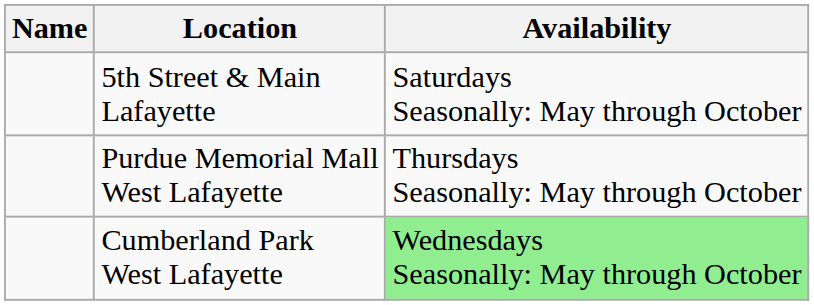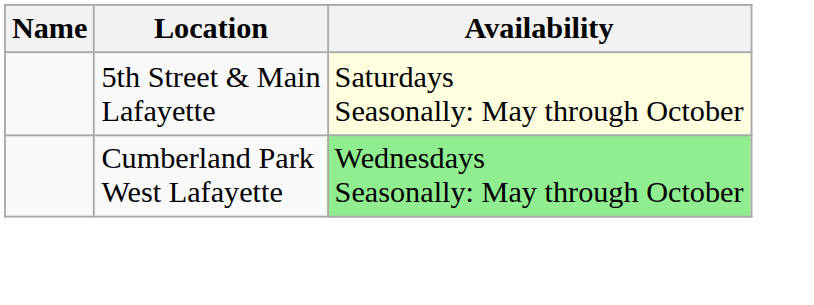(597, 93) no background -> (539, 93) lightyellow background
- row: (240, 175)
